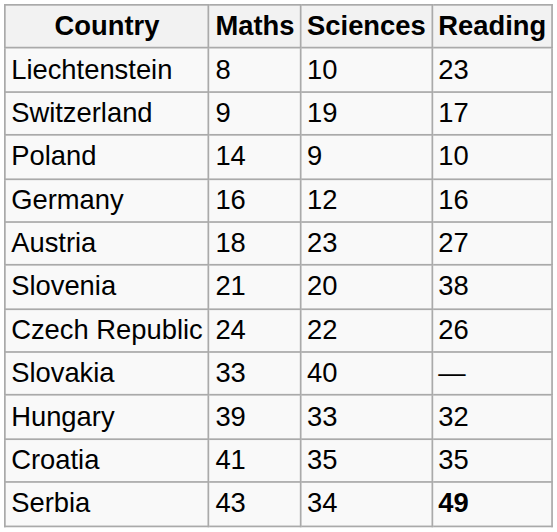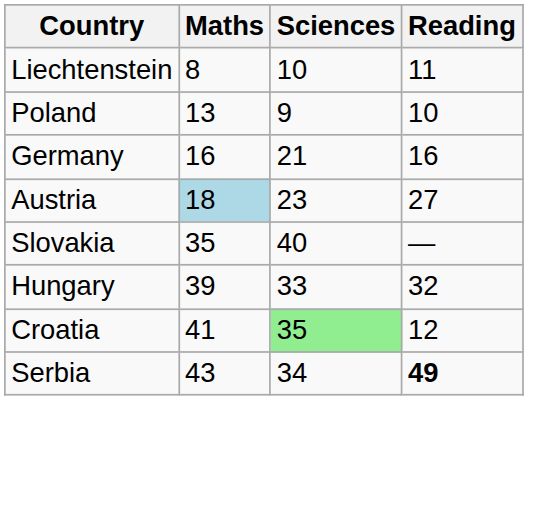(454, 69) 23 -> (422, 69) 11
- row: (82, 112)
(231, 156) 14 -> (200, 112) 13
(322, 199) 12 -> (292, 156) 21
(231, 243) no background -> (200, 199) lightblue background
- row: (64, 286)
- row: (107, 329)
(231, 373) 33 -> (200, 243) 35
(322, 460) no background -> (292, 329) lightgreen background
(454, 460) 35 -> (423, 329) 12
